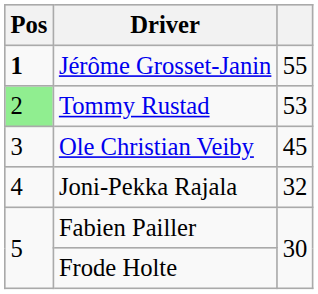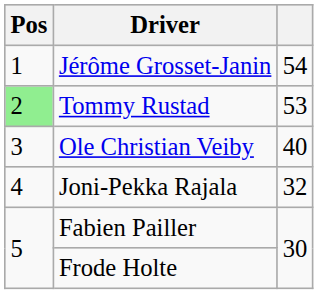(17, 65) bold -> (17, 65) normal
(295, 65) 55 -> (295, 65) 54
(295, 146) 45 -> (295, 146) 40
